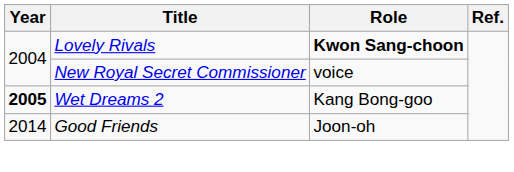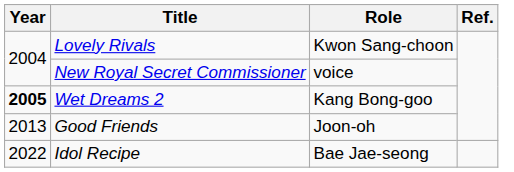(389, 45) bold -> (383, 45) normal
(28, 126) 2014 -> (28, 126) 2013
+ row: (97, 153)
